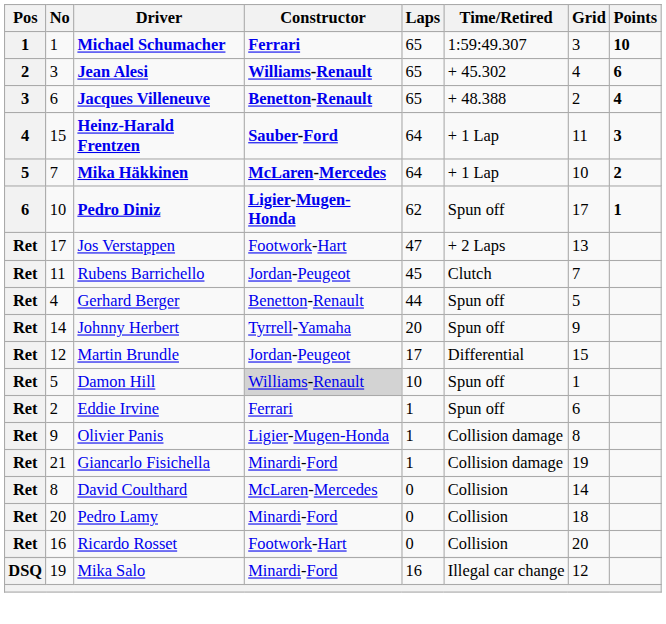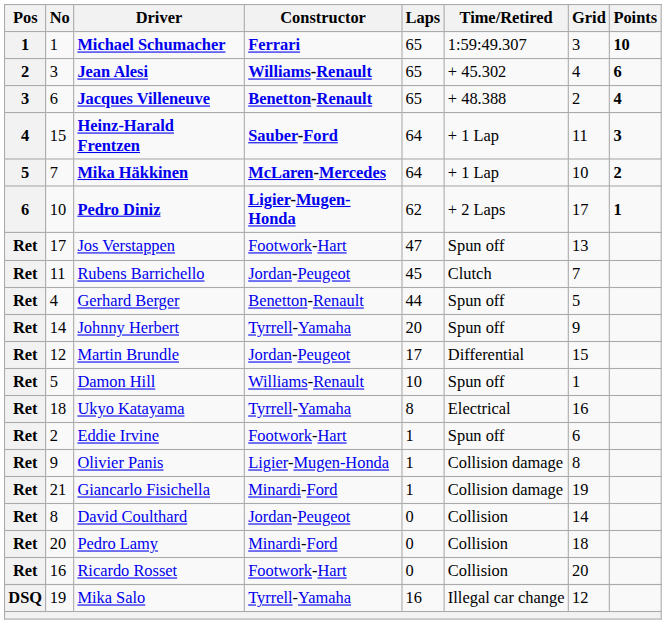(476, 209) Spun off -> (477, 209) + 2 Laps
(477, 246) + 2 Laps -> (476, 246) Spun off
(306, 381) lightgrey background -> (306, 381) no background
+ row: (131, 408)
(271, 408) Ferrari -> (297, 436) Footwork-Hart
(313, 490) McLaren-Mercedes -> (299, 517) Jordan-Peugeot
(293, 571) Minardi-Ford -> (300, 598) Tyrrell-Yamaha
